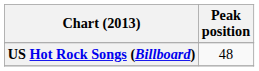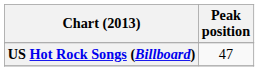(226, 54) 48 -> (226, 54) 47
